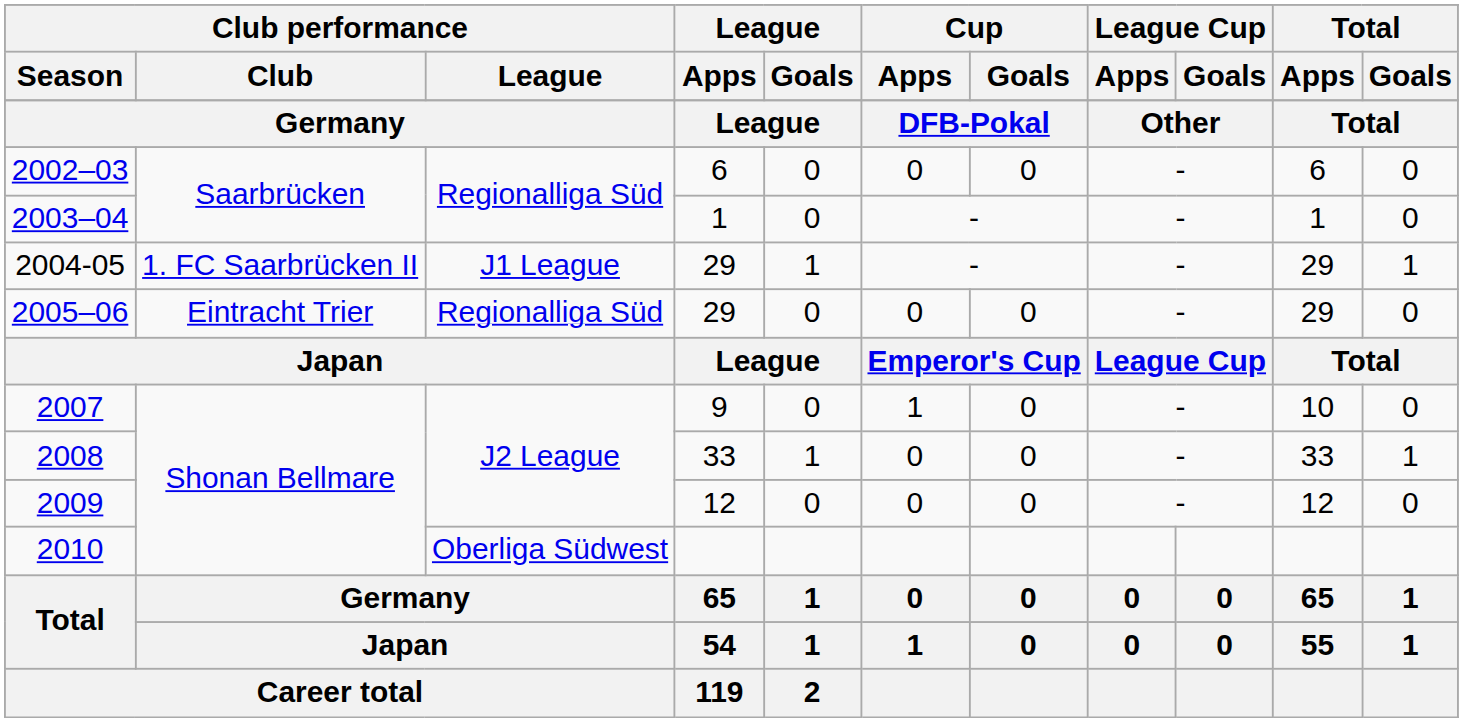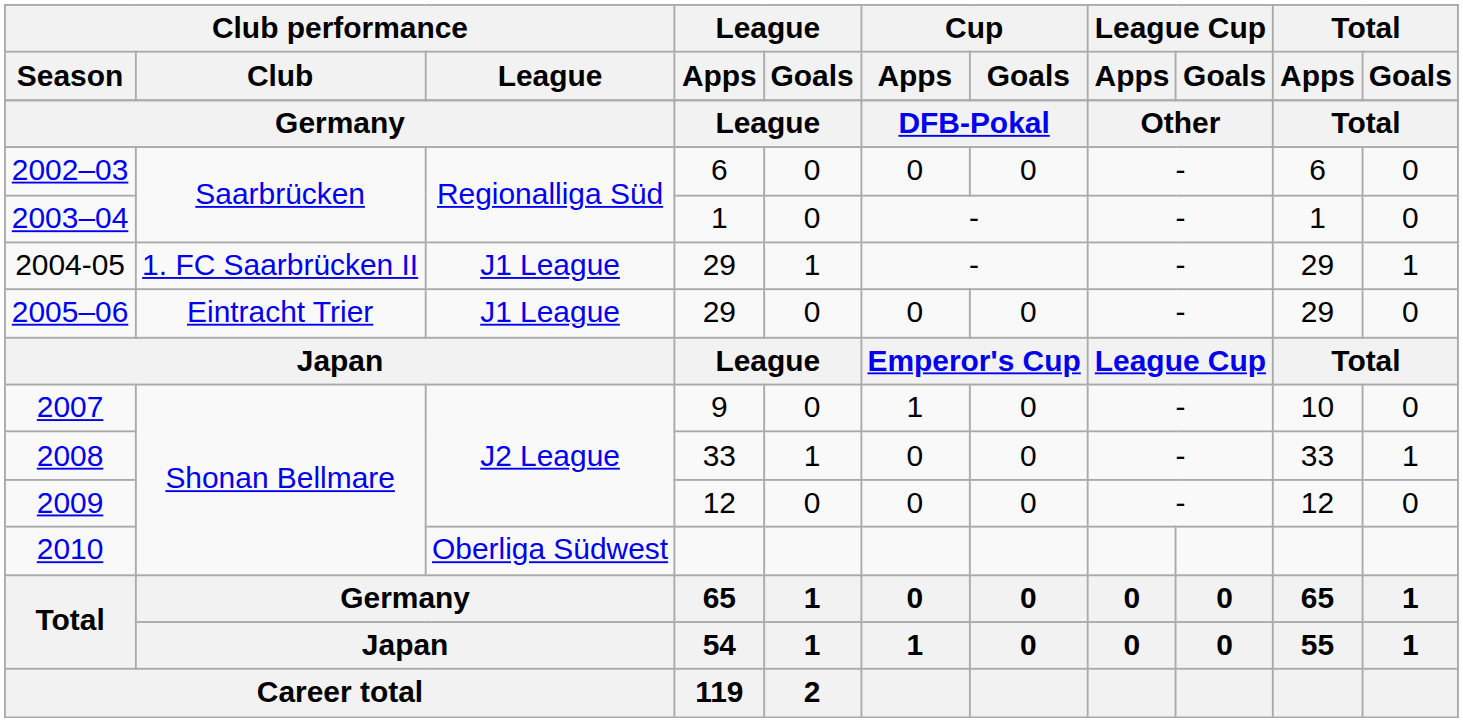(550, 312) Regionalliga Süd -> (550, 312) J1 League
